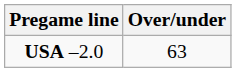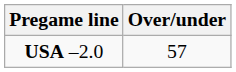(177, 51) 63 -> (177, 51) 57
